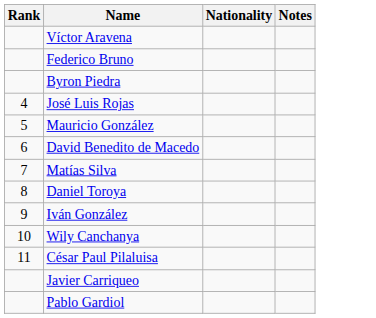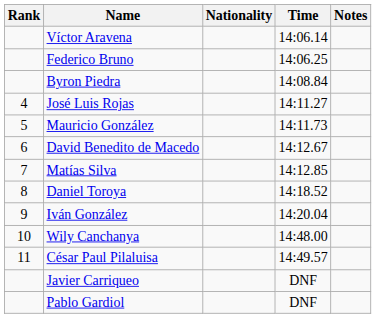+ column: (303, 15)
